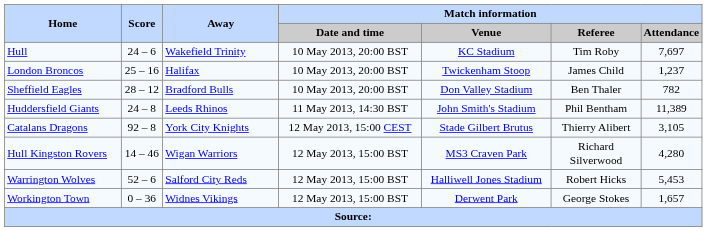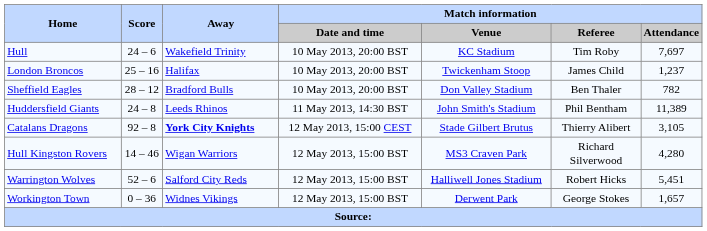(207, 127) normal -> (210, 127) bold
(671, 179) 5,453 -> (671, 179) 5,451
